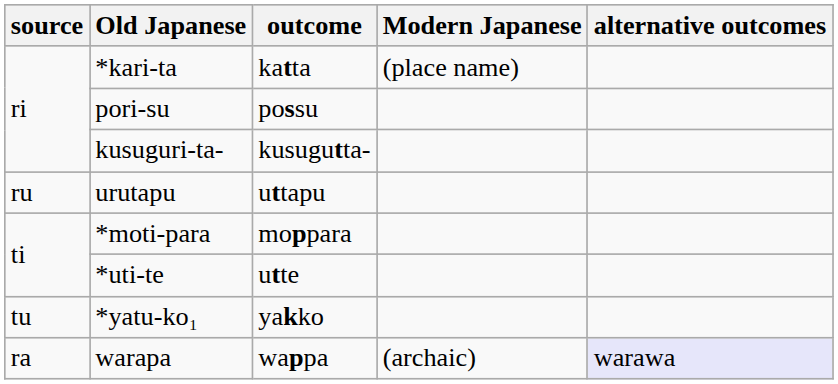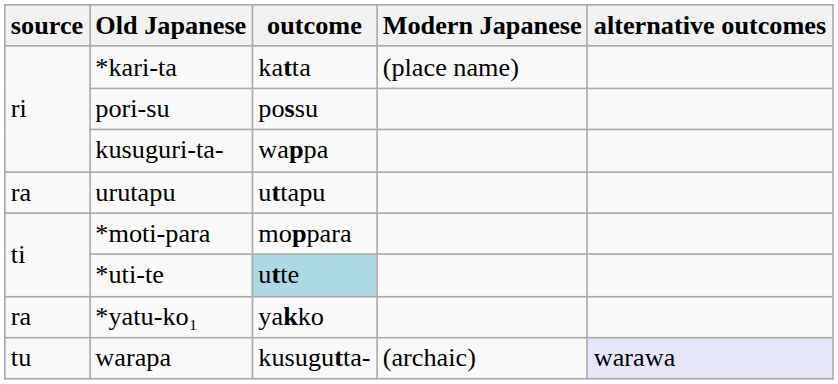(314, 150) kusugutta- -> (293, 150) wappa
(22, 191) ru -> (21, 191) ra
(279, 274) no background -> (279, 274) lightblue background
(21, 316) tu -> (21, 316) ra
(21, 358) ra -> (21, 358) tu
(293, 358) wappa -> (314, 358) kusugutta-
